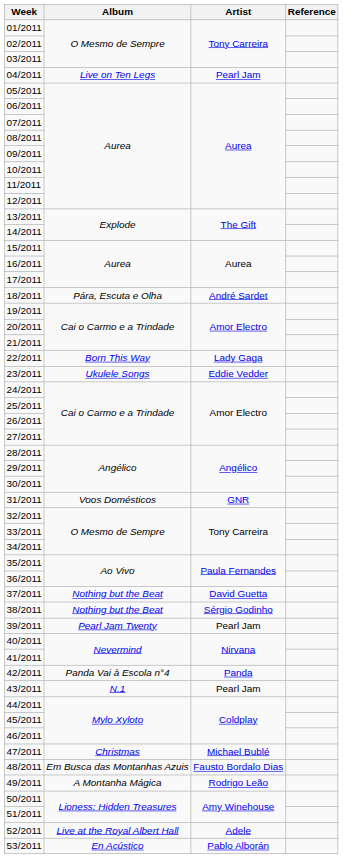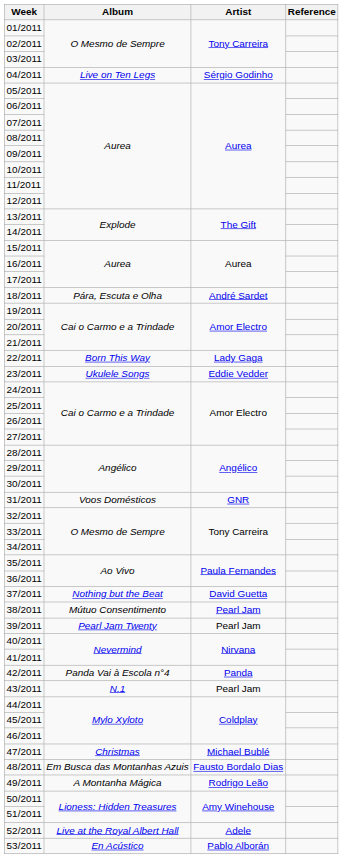(238, 75) Pearl Jam -> (238, 75) Sérgio Godinho
(118, 610) Nothing but the Beat -> (118, 610) Mútuo Consentimento
(238, 610) Sérgio Godinho -> (238, 610) Pearl Jam
